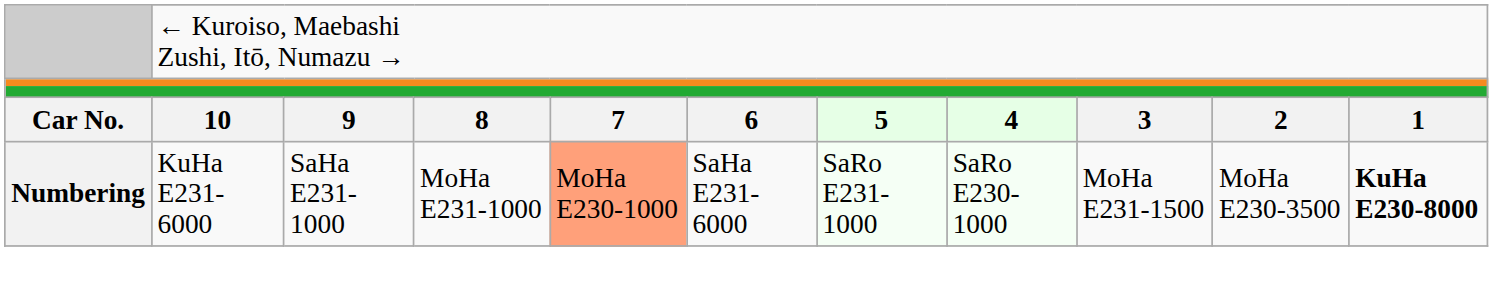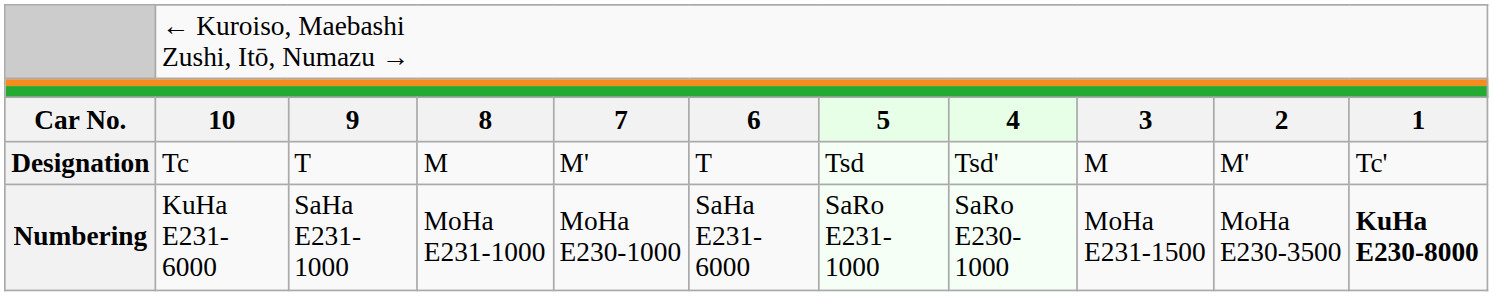+ row: (80, 162)
(617, 193) lightsalmon background -> (620, 236) no background
